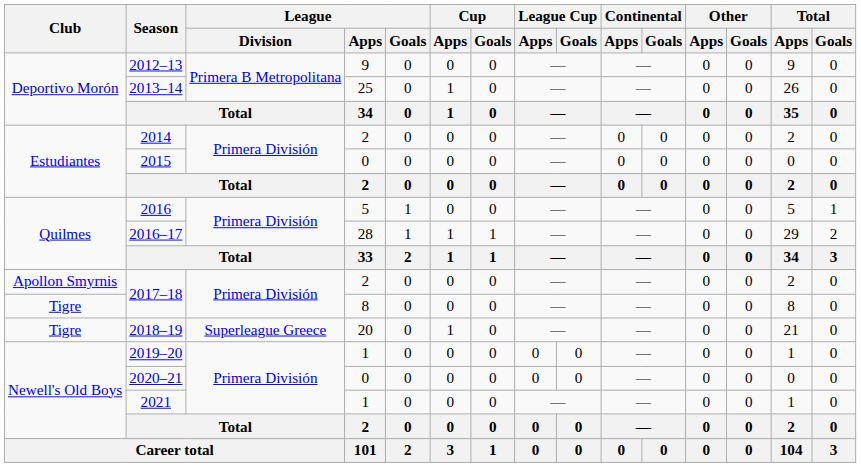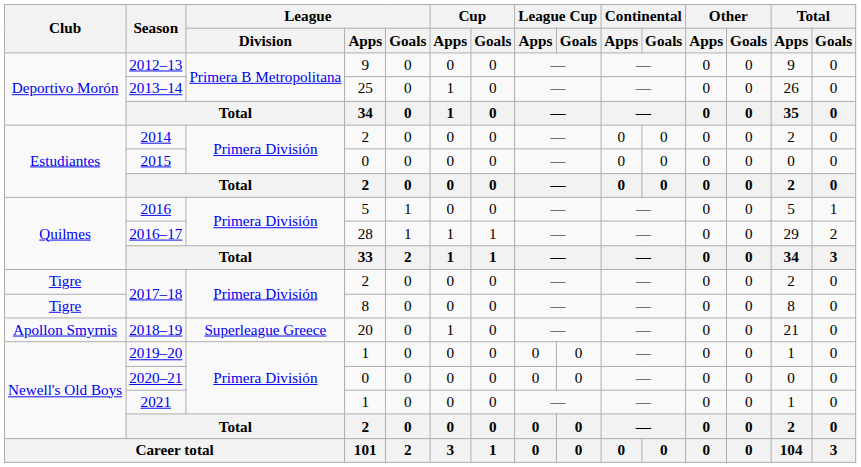(65, 281) Apollon Smyrnis -> (65, 281) Tigre
(65, 329) Tigre -> (65, 329) Apollon Smyrnis
